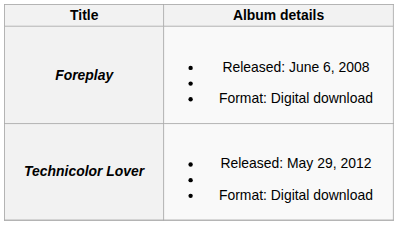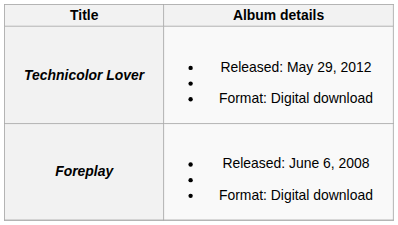rows swapped: (84, 75) <-> (84, 171)
